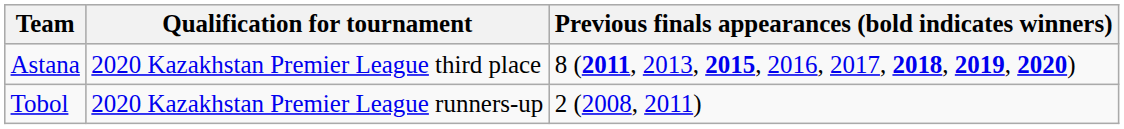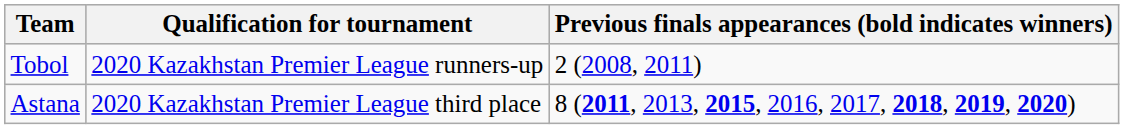rows swapped: (39, 103) <-> (45, 63)
